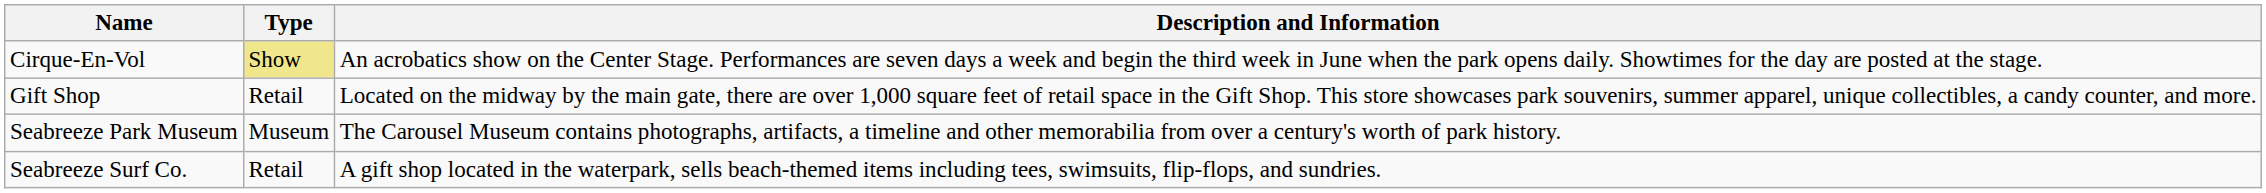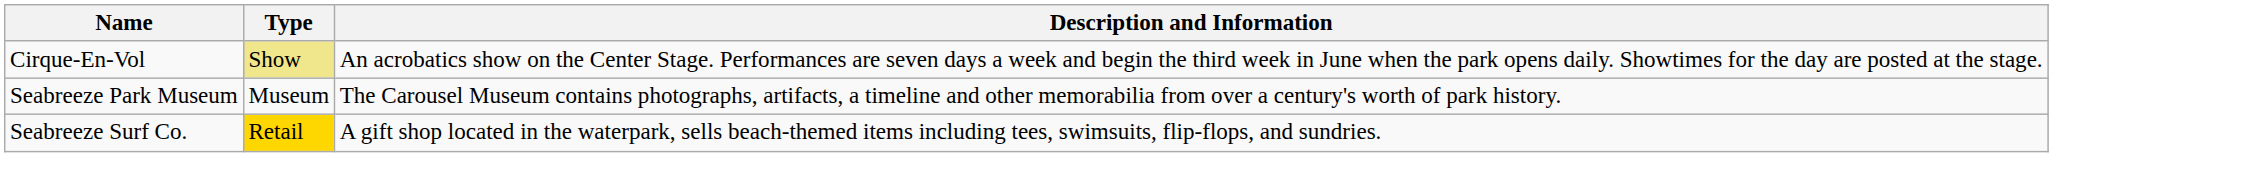- row: (55, 95)
(276, 168) no background -> (276, 132) gold background
